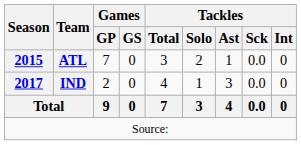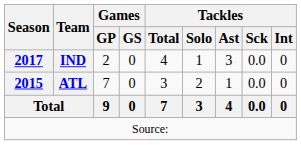rows swapped: (73, 60) <-> (73, 83)
